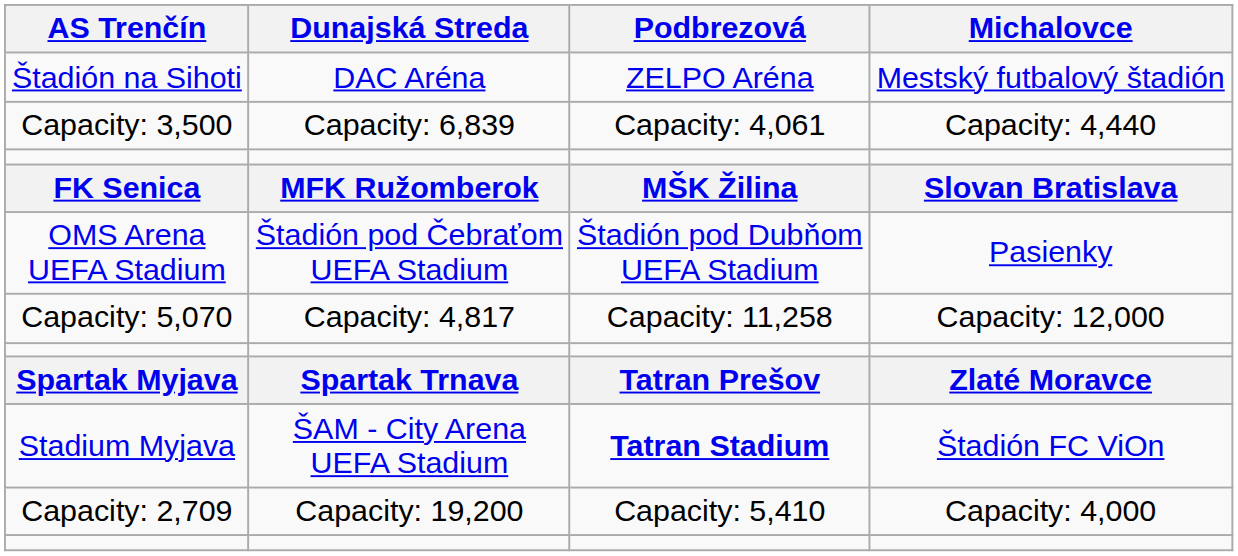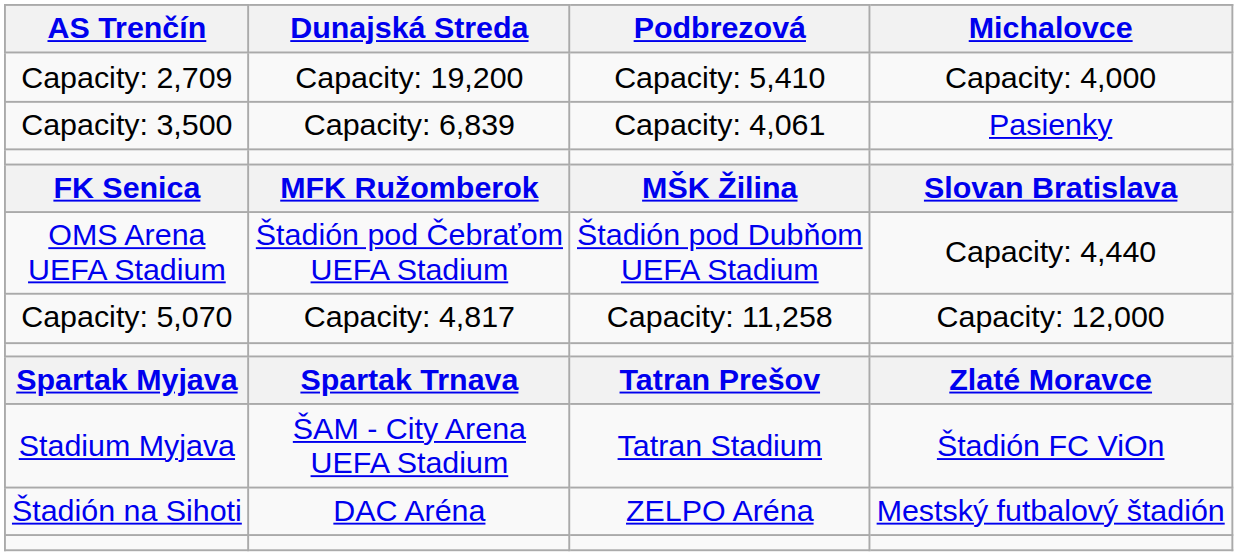rows swapped: (127, 76) <-> (127, 510)
(1051, 125) Capacity: 4,440 -> (1051, 125) Pasienky
(1051, 252) Pasienky -> (1051, 252) Capacity: 4,440
(720, 445) bold -> (720, 445) normal
